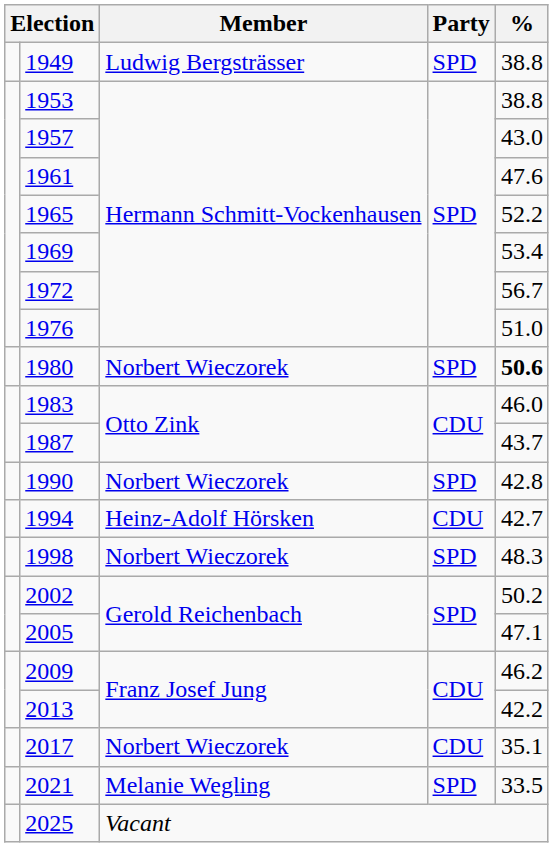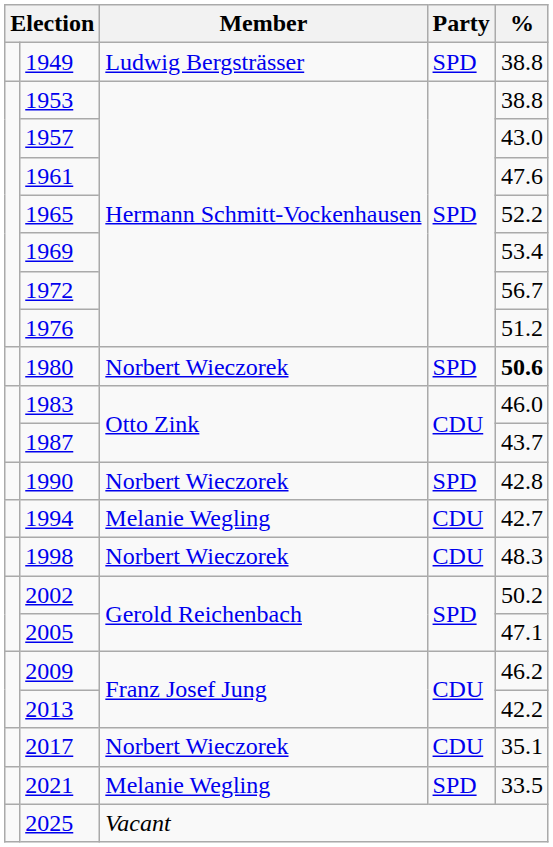(522, 328) 51.0 -> (522, 328) 51.2
(210, 518) Heinz-Adolf Hörsken -> (188, 518) Melanie Wegling
(455, 556) SPD -> (458, 556) CDU
